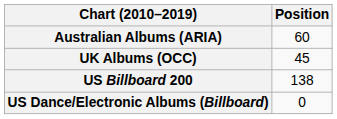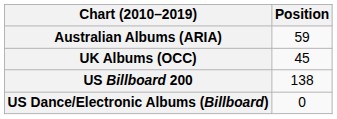(302, 37) 60 -> (302, 37) 59
